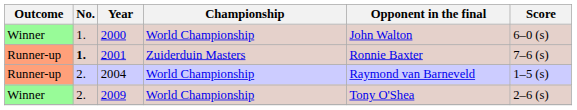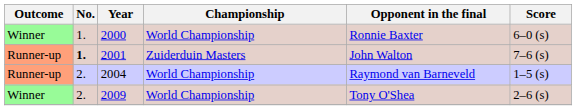(381, 34) John Walton -> (386, 34) Ronnie Baxter
(386, 54) Ronnie Baxter -> (381, 54) John Walton
